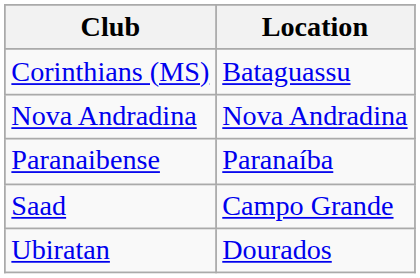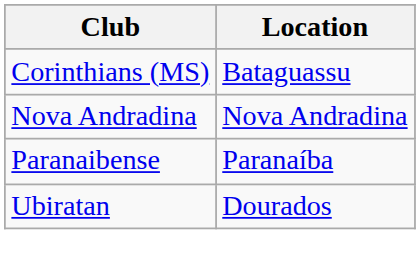- row: (39, 205)
